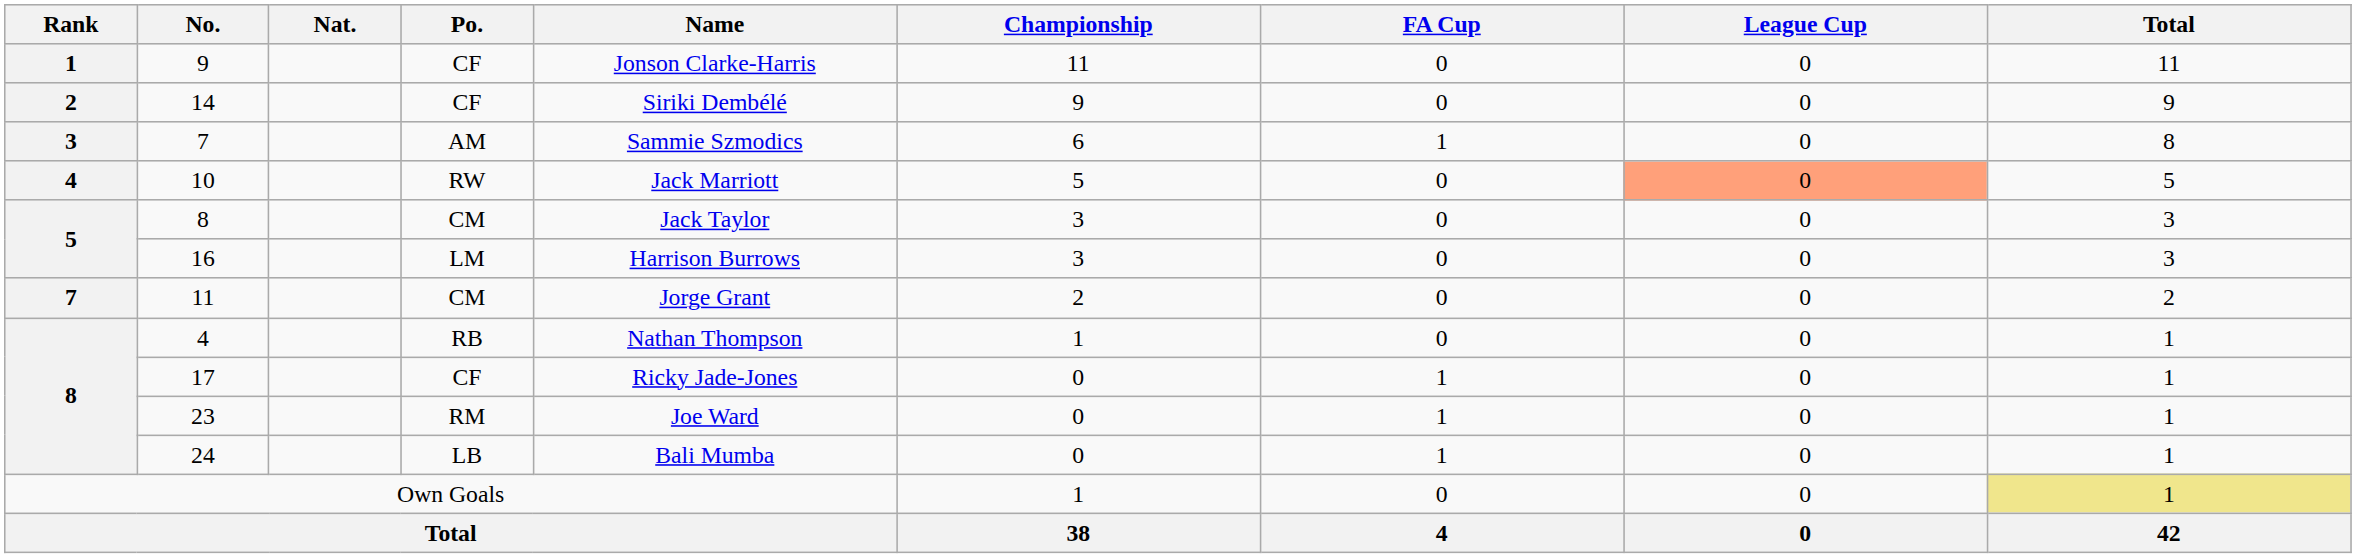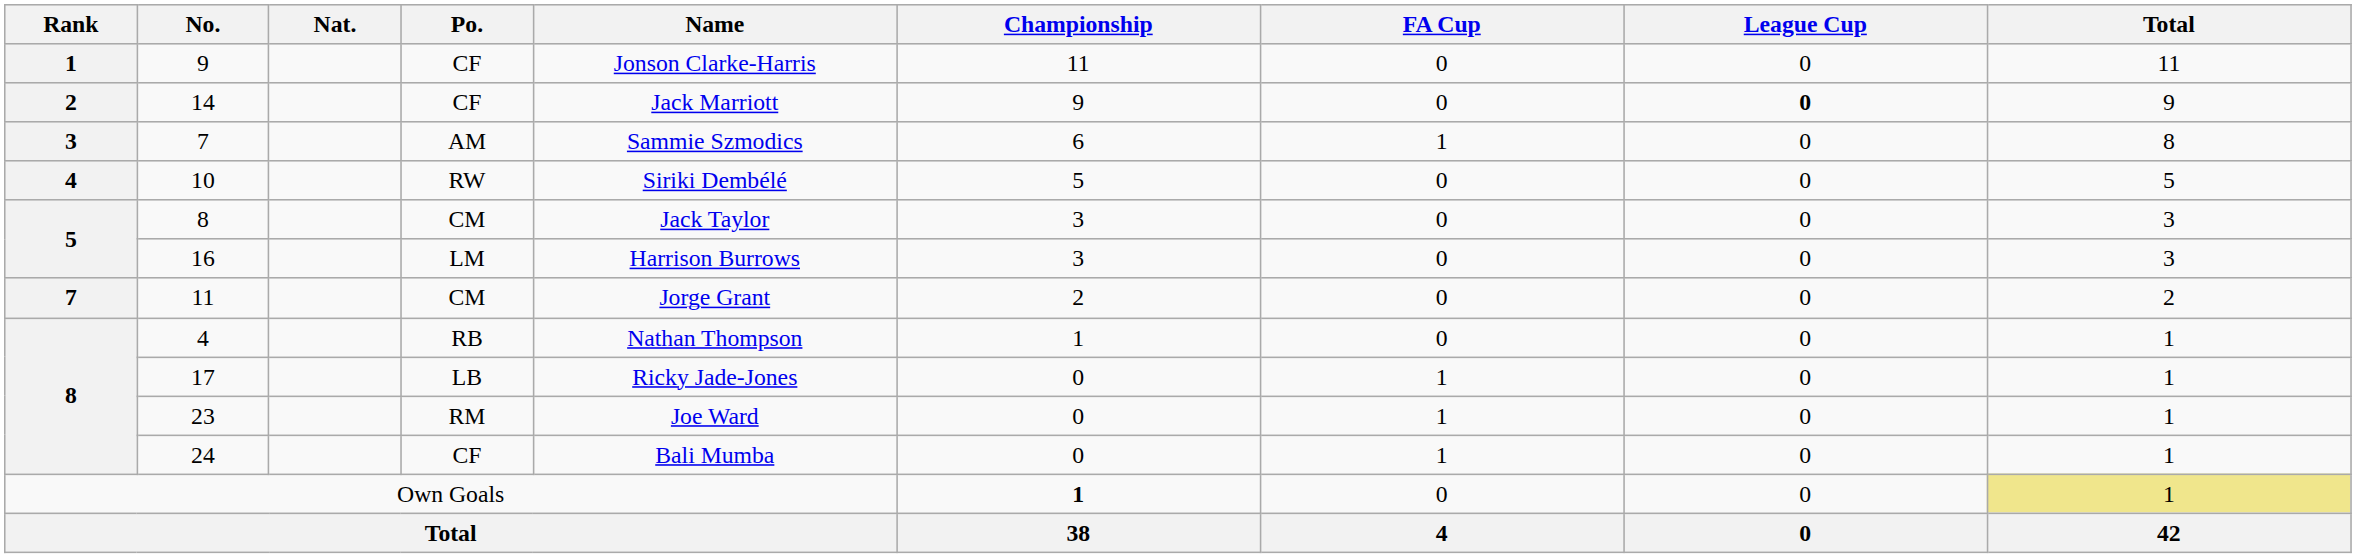(715, 102) Siriki Dembélé -> (715, 102) Jack Marriott
(1805, 102) normal -> (1805, 102) bold
(715, 180) Jack Marriott -> (715, 180) Siriki Dembélé
(1805, 180) lightsalmon background -> (1805, 180) no background
(467, 376) CF -> (467, 376) LB
(467, 454) LB -> (467, 454) CF
(1078, 493) normal -> (1078, 493) bold
